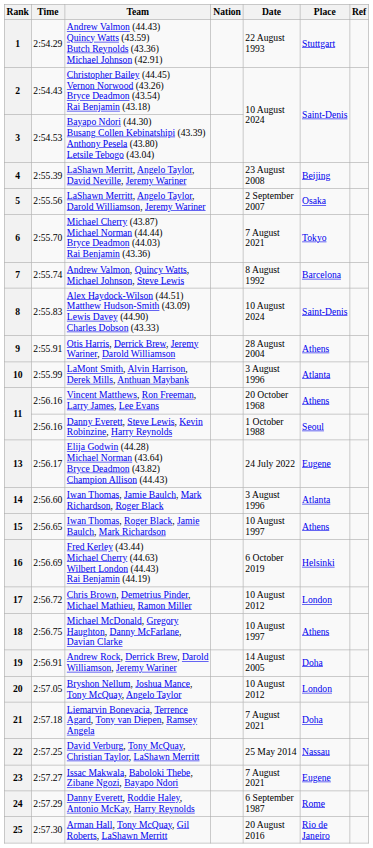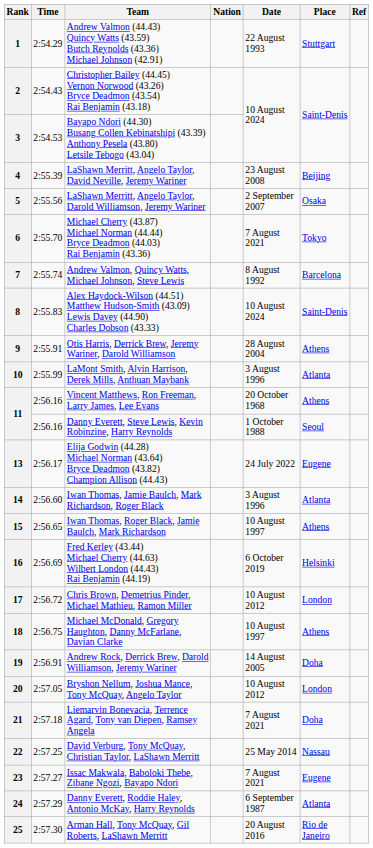(314, 804) Rome -> (316, 804) Atlanta
